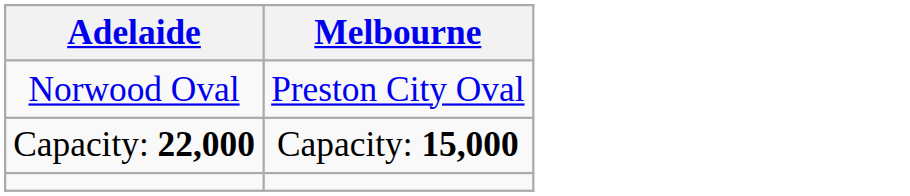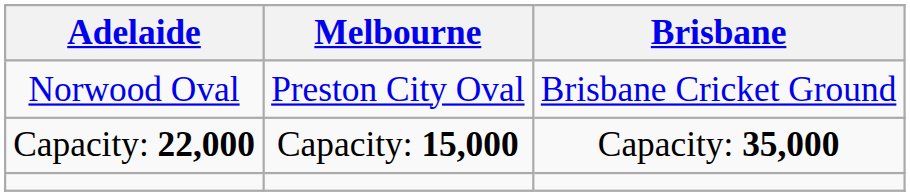+ column: (719, 32)
